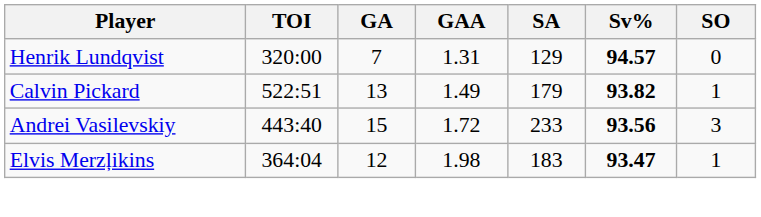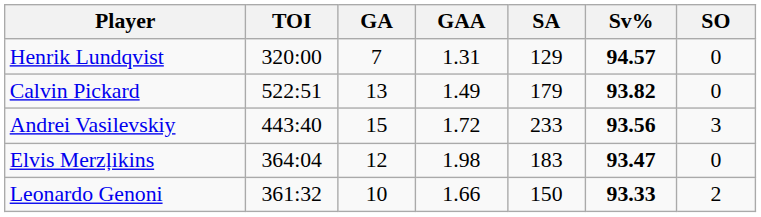(716, 90) 1 -> (716, 90) 0
(716, 159) 1 -> (716, 159) 0
+ row: (86, 194)
